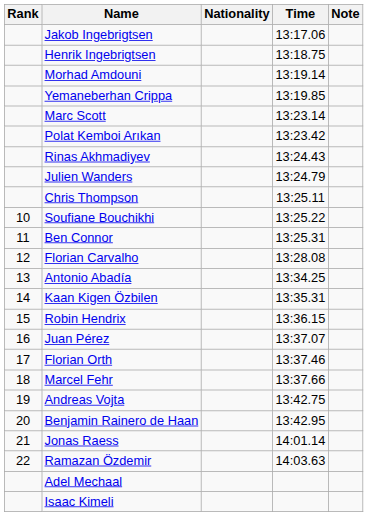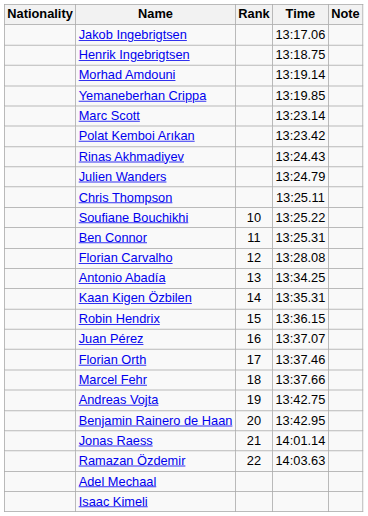columns swapped: (23, 14) <-> (237, 14)
